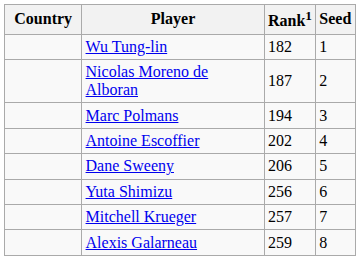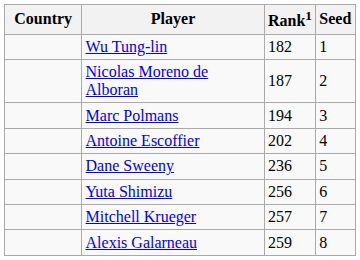(280, 166) 206 -> (280, 166) 236
